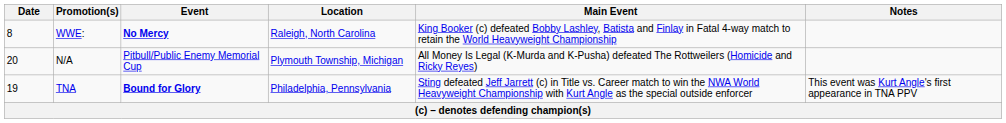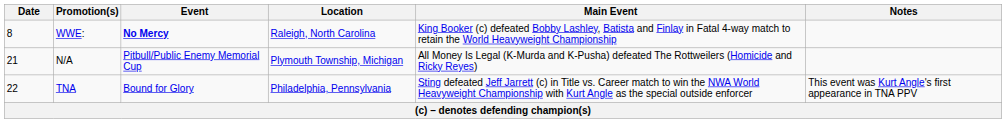(12, 61) 20 -> (12, 61) 21
(12, 88) 19 -> (12, 88) 22
(162, 88) bold -> (159, 88) normal
